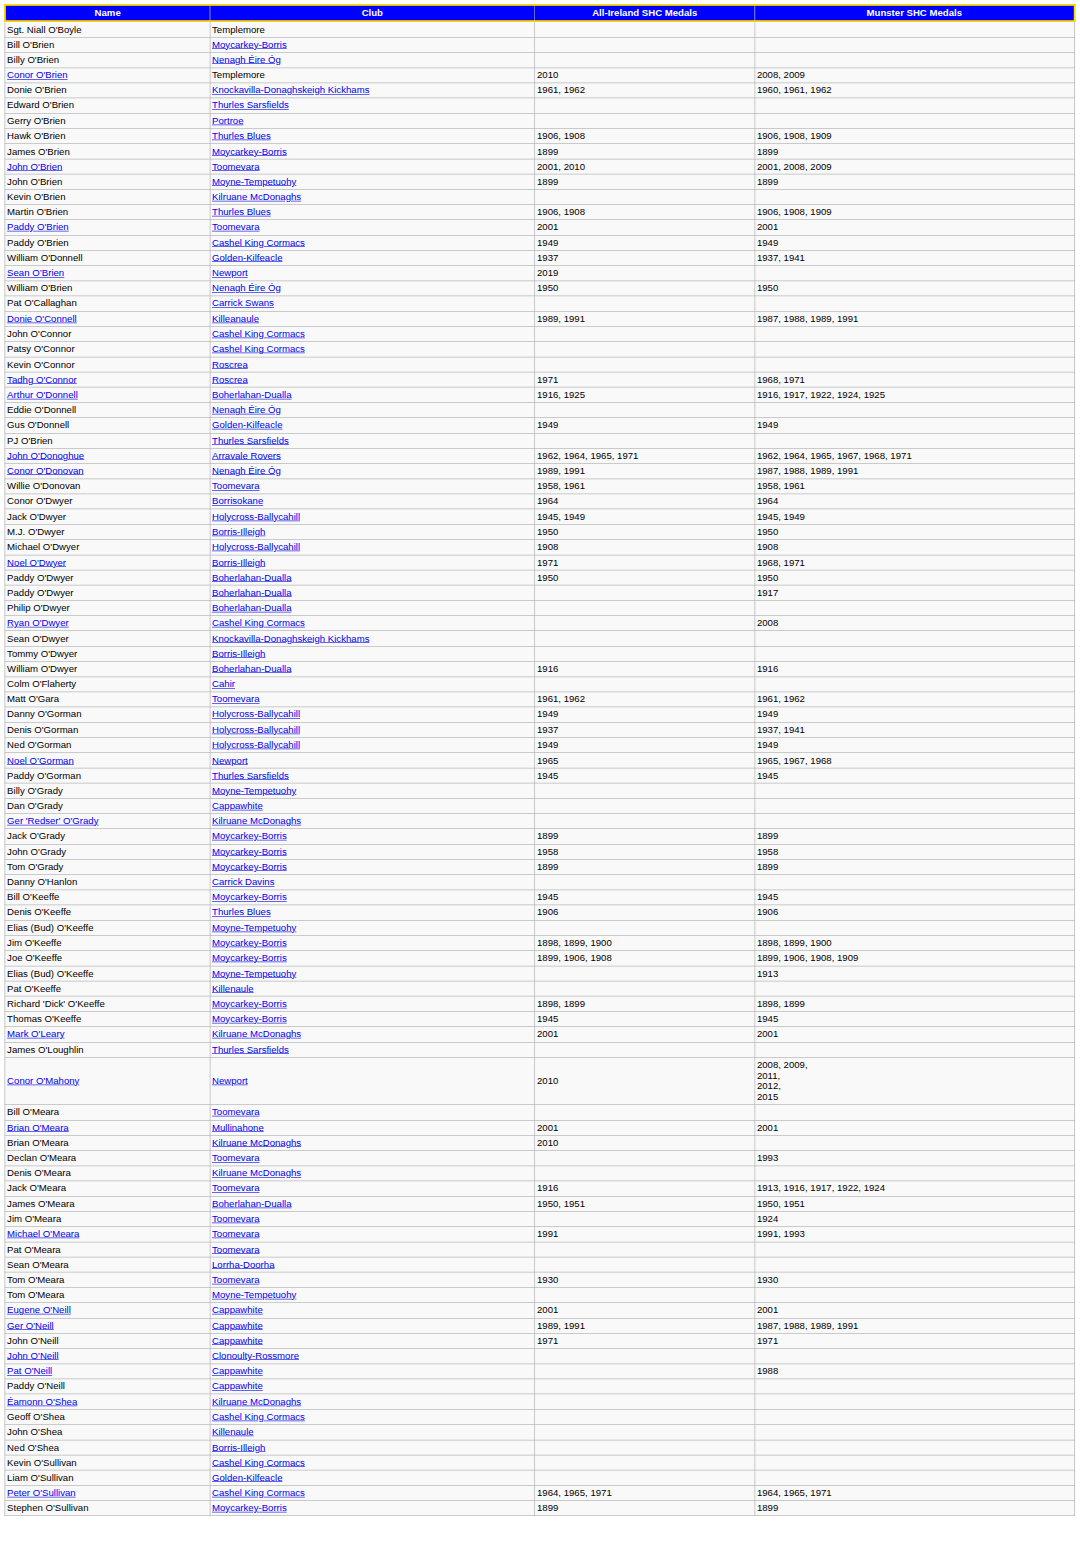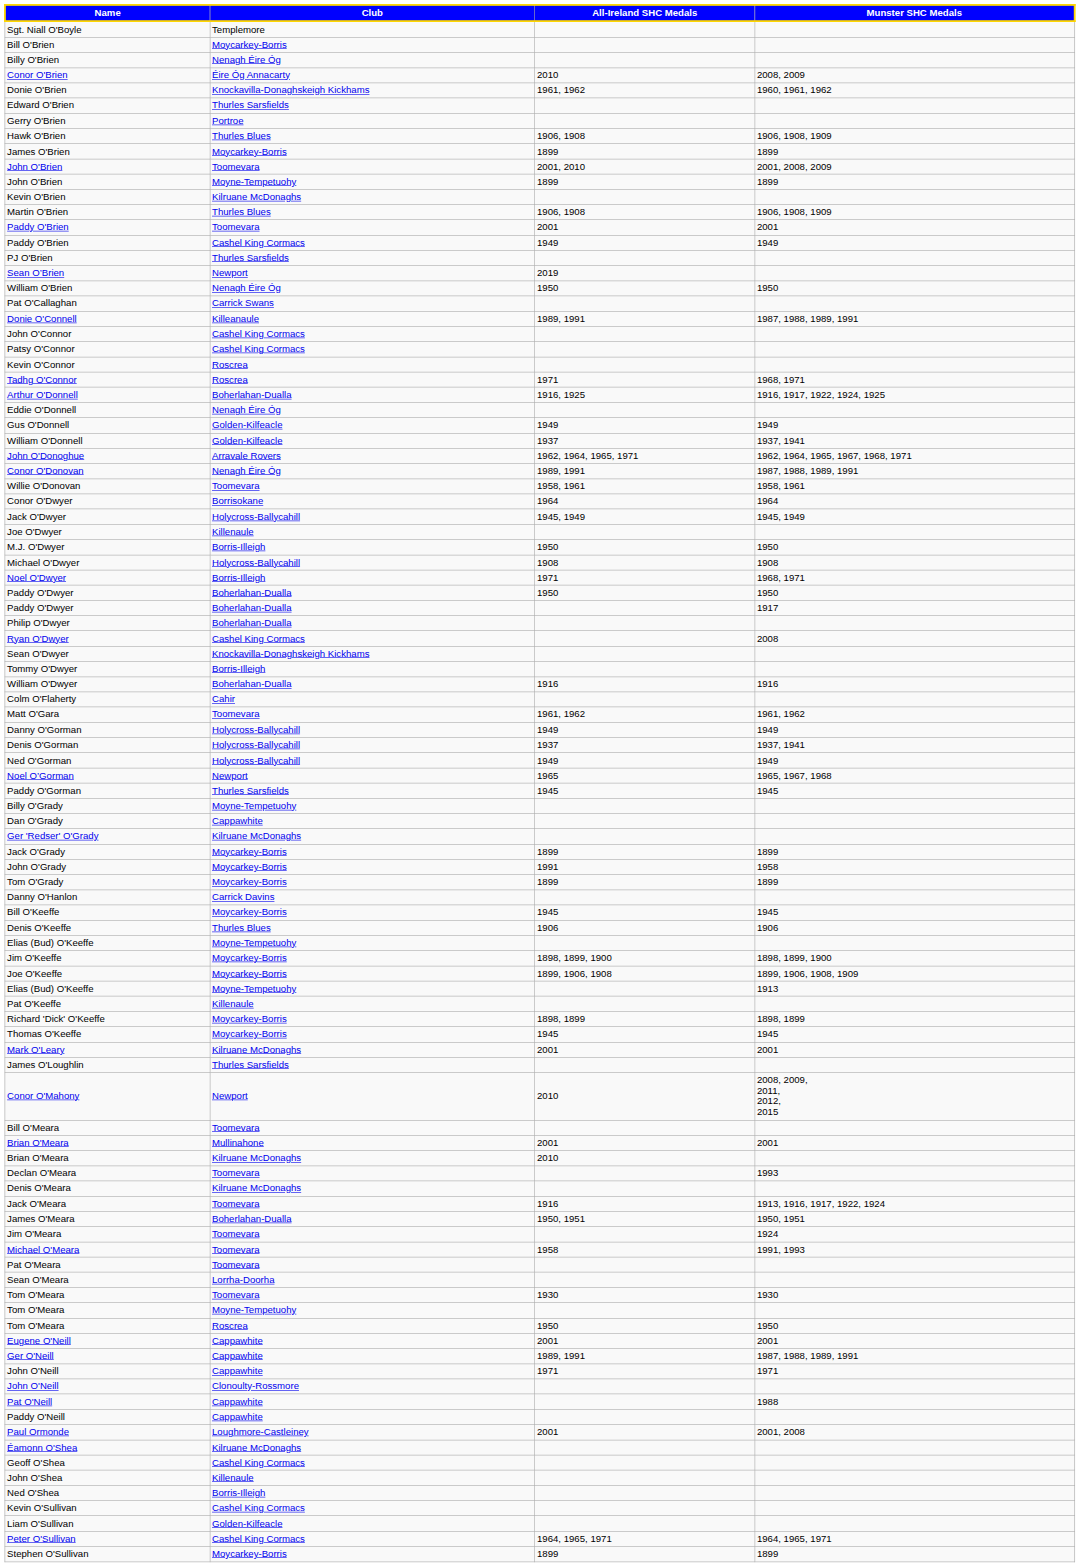(238, 75) Templemore -> (251, 75) Éire Óg Annacarty
rows swapped: (30, 440) <-> (45, 258)
+ row: (34, 532)
(548, 851) 1958 -> (548, 867) 1991
(548, 1234) 1991 -> (548, 1249) 1958
+ row: (36, 1325)
+ row: (38, 1432)
